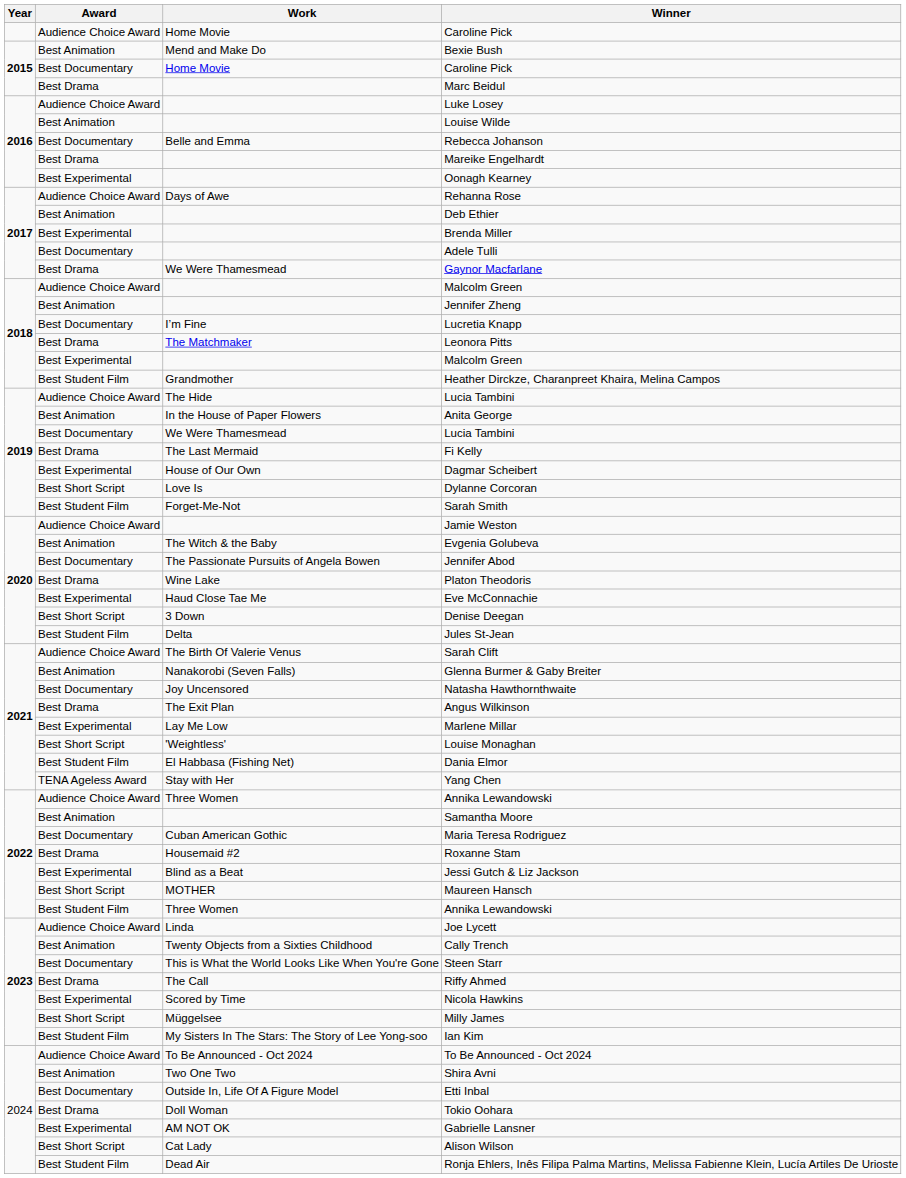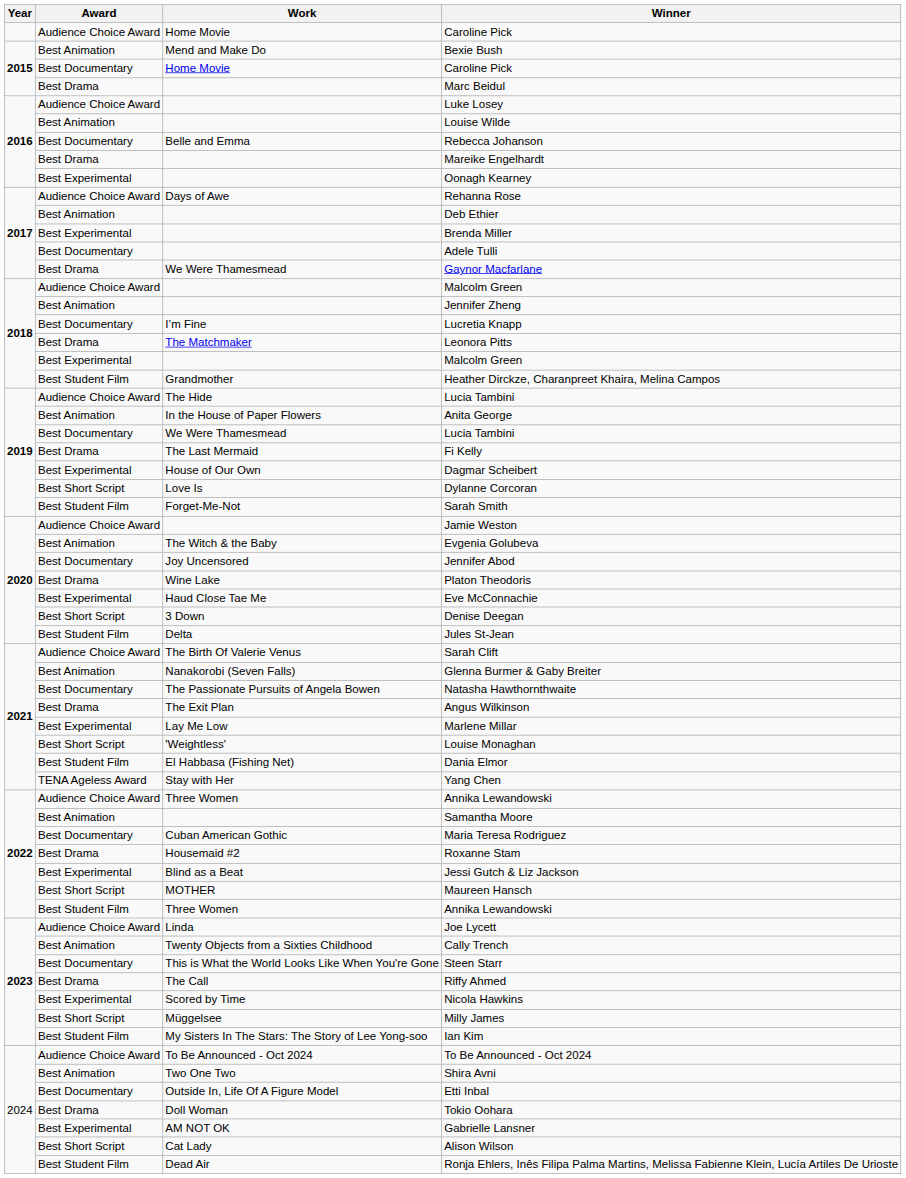(273, 561) The Passionate Pursuits of Angela Bowen -> (207, 561) Joy Uncensored
(207, 689) Joy Uncensored -> (273, 689) The Passionate Pursuits of Angela Bowen
